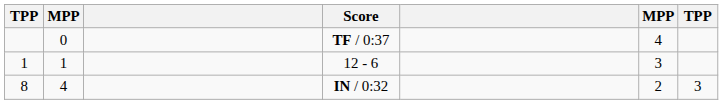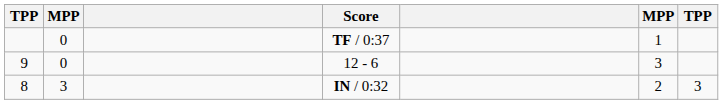(658, 39) 4 -> (658, 39) 1
(24, 63) 1 -> (24, 63) 9
(64, 63) 1 -> (64, 63) 0
(64, 87) 4 -> (64, 87) 3
